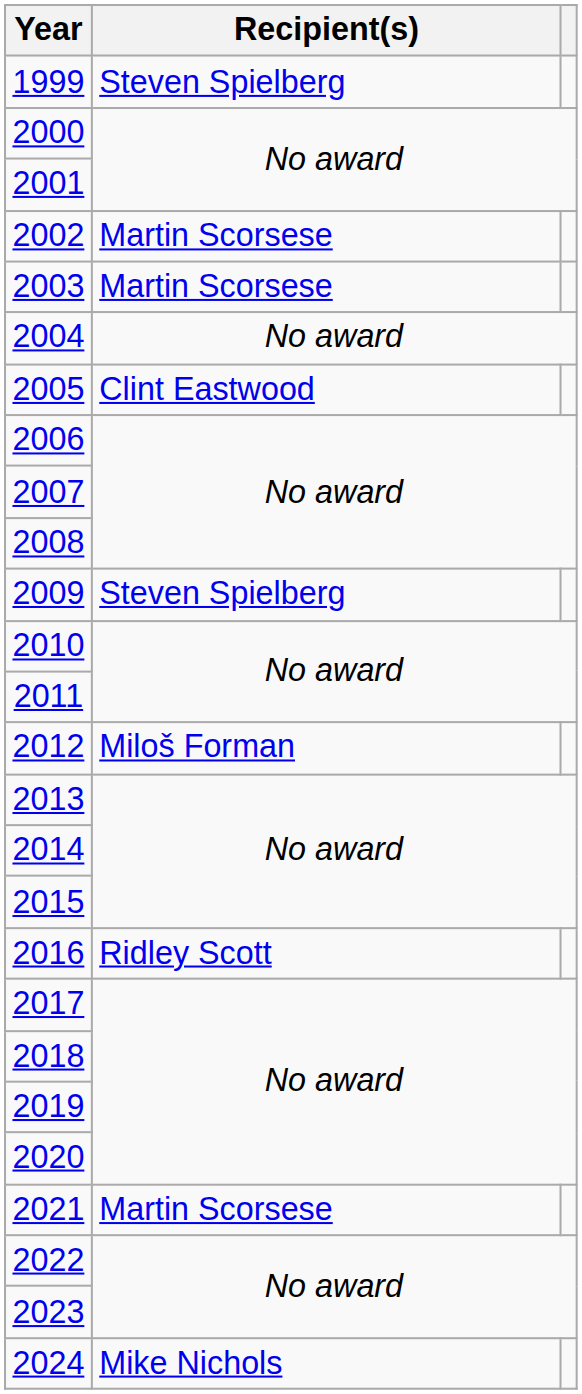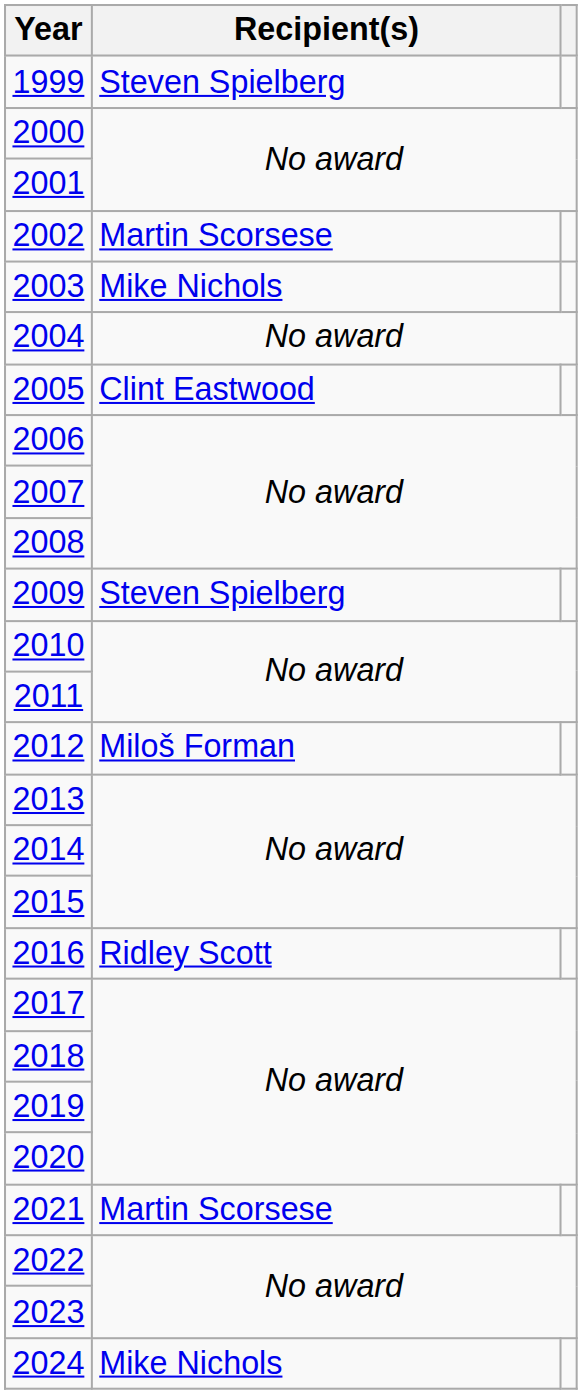(216, 286) Martin Scorsese -> (191, 286) Mike Nichols
